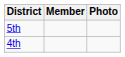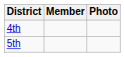rows swapped: (14, 44) <-> (14, 28)
